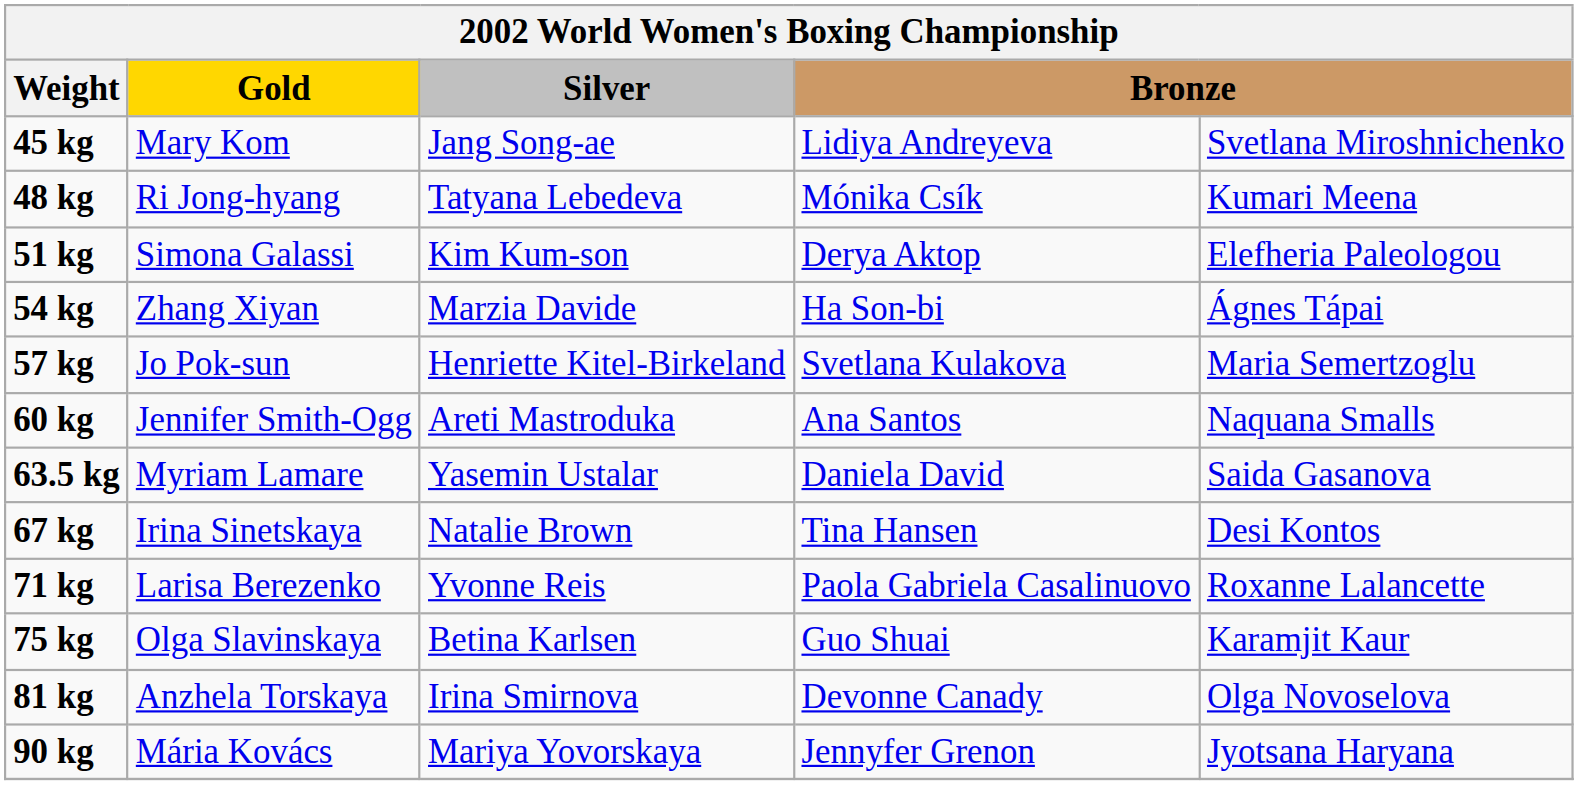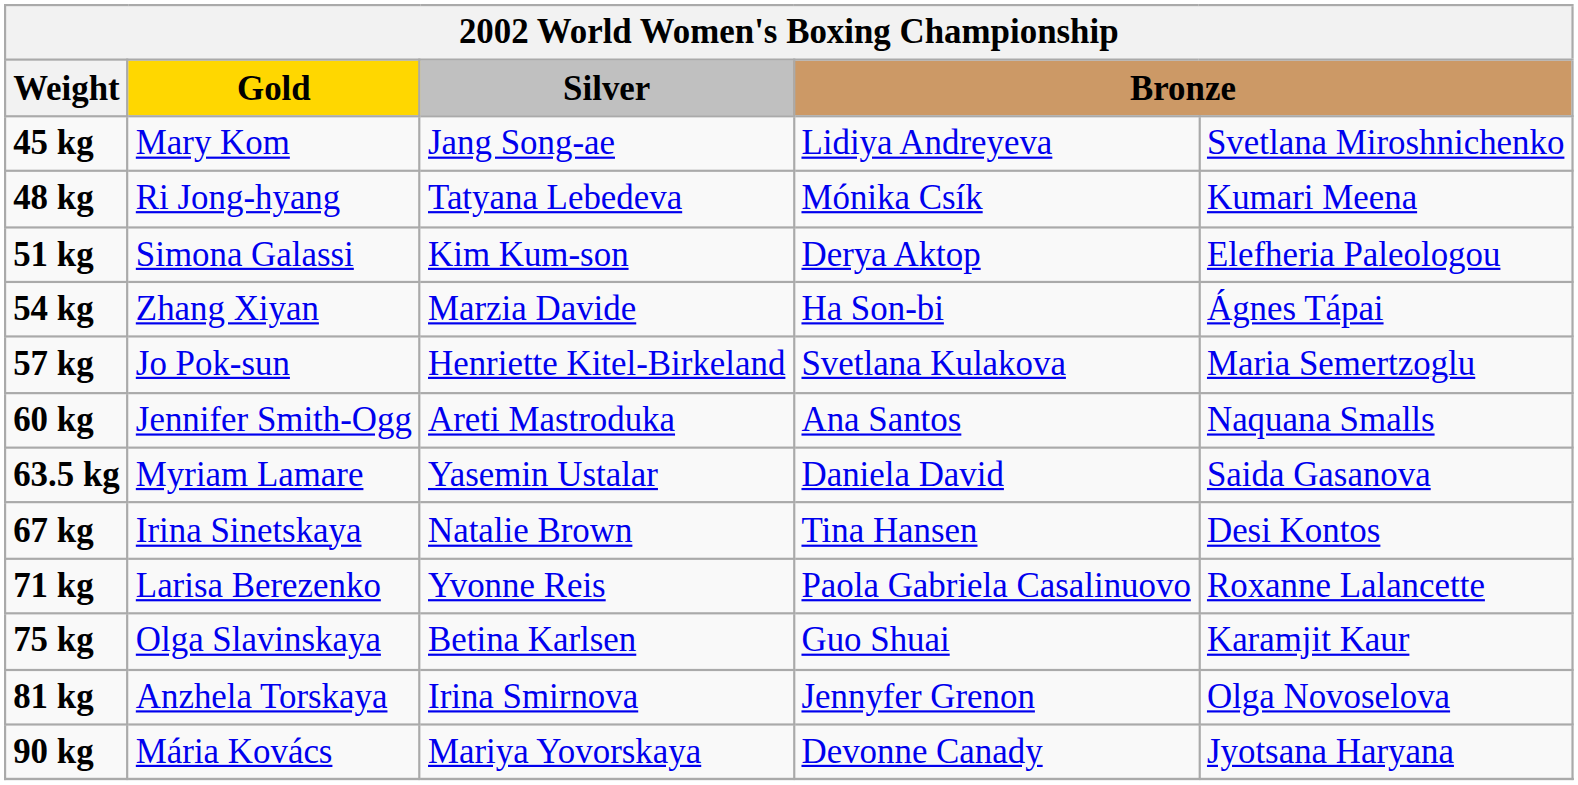(922, 695) Devonne Canady -> (918, 695) Jennyfer Grenon
(918, 751) Jennyfer Grenon -> (922, 751) Devonne Canady
